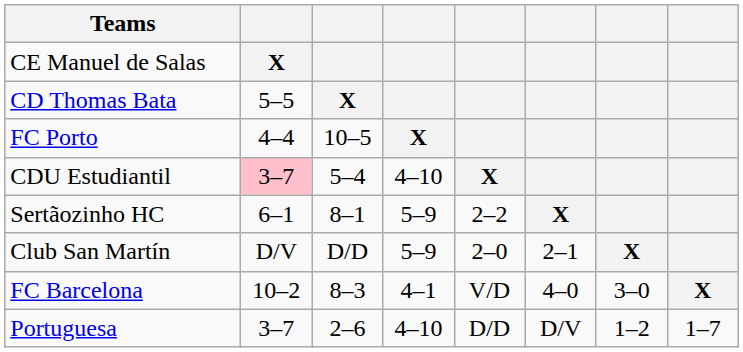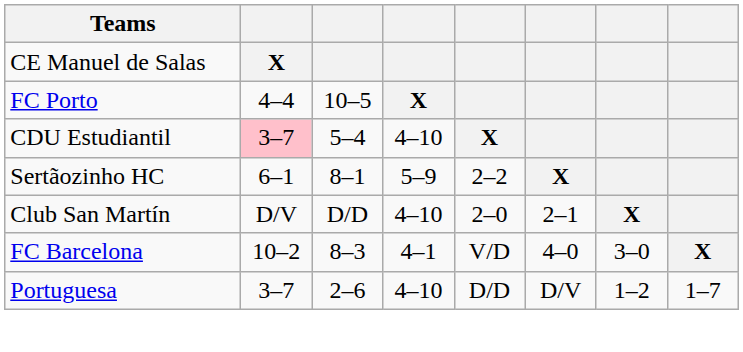- row: (93, 99)
(418, 251) 5–9 -> (418, 213) 4–10
